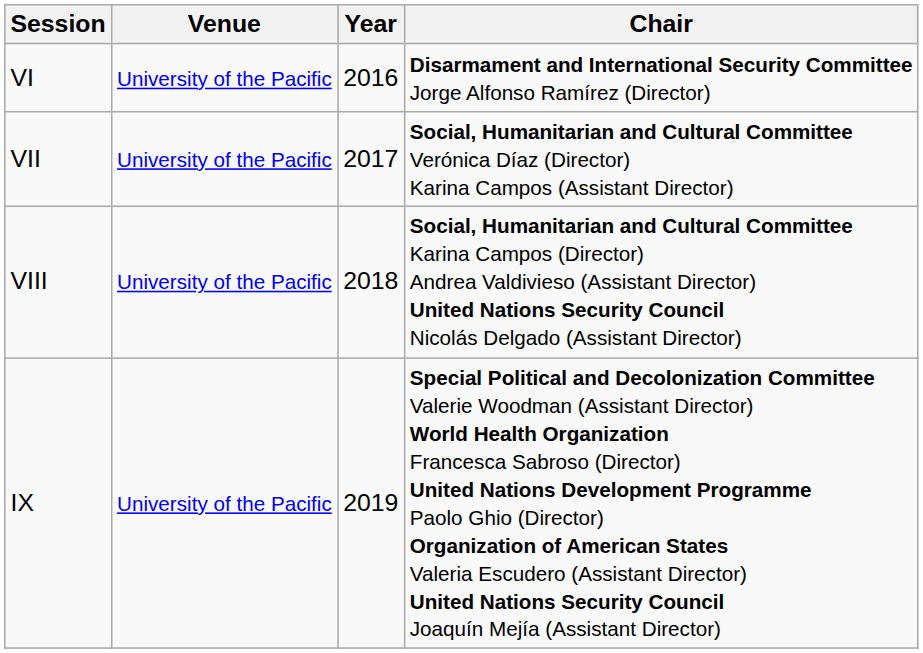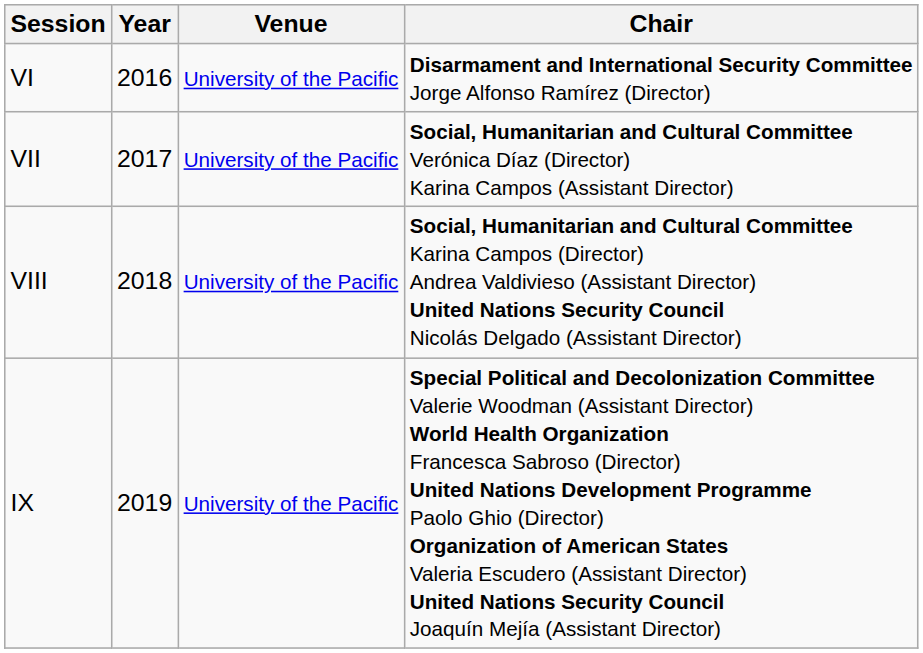columns swapped: (371, 24) <-> (224, 24)
